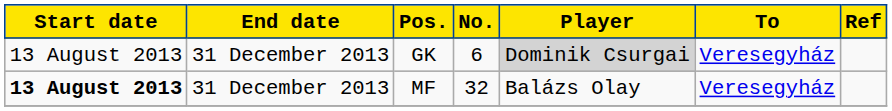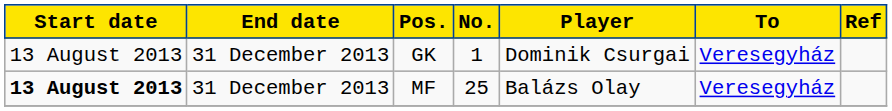(477, 55) 6 -> (477, 55) 1
(597, 55) lightgrey background -> (597, 55) no background
(477, 88) 32 -> (477, 88) 25
